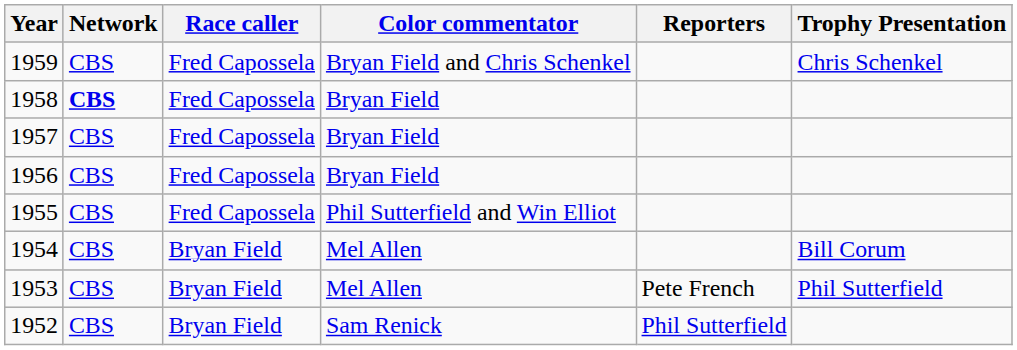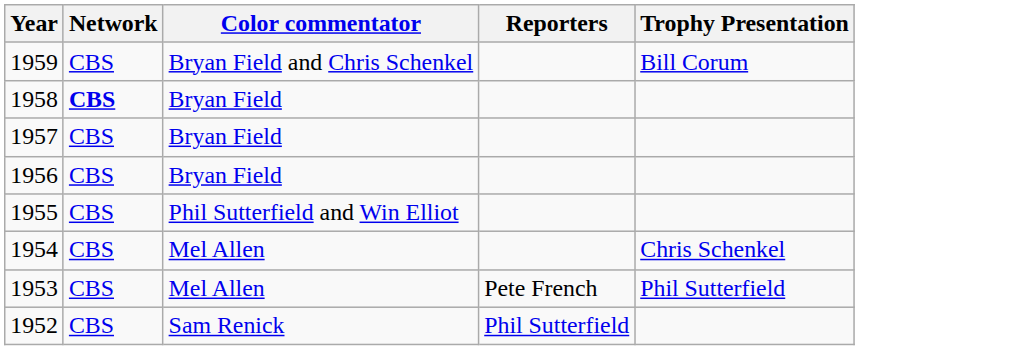- column: (242, 23)
(870, 61) Chris Schenkel -> (694, 61) Bill Corum
(852, 250) Bill Corum -> (713, 250) Chris Schenkel
